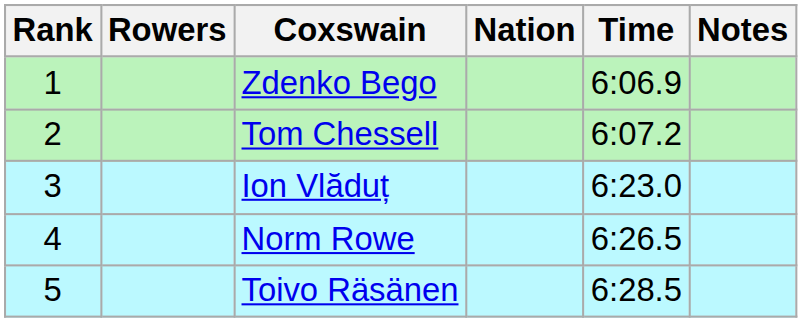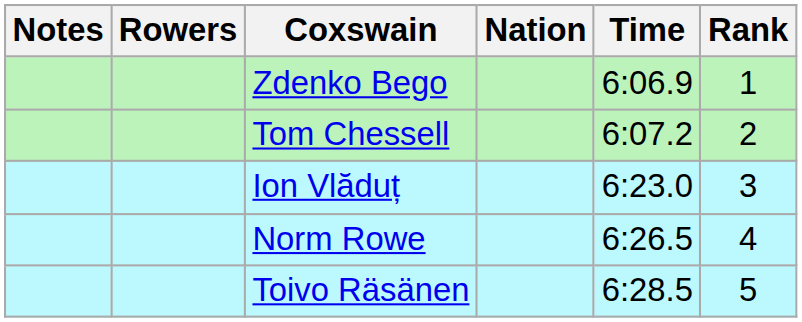columns swapped: (53, 30) <-> (743, 30)
